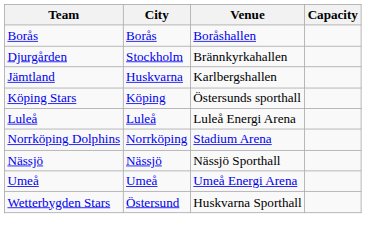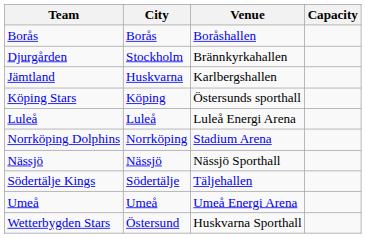+ row: (51, 181)
